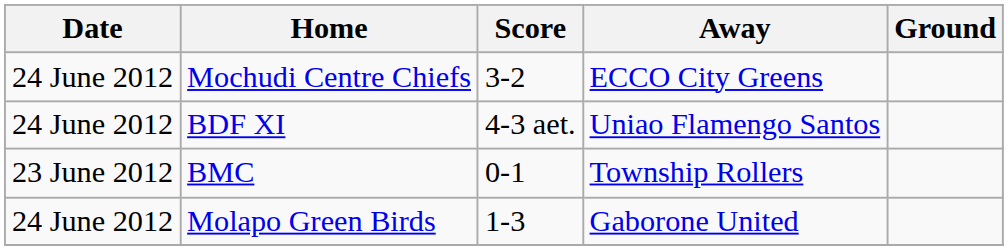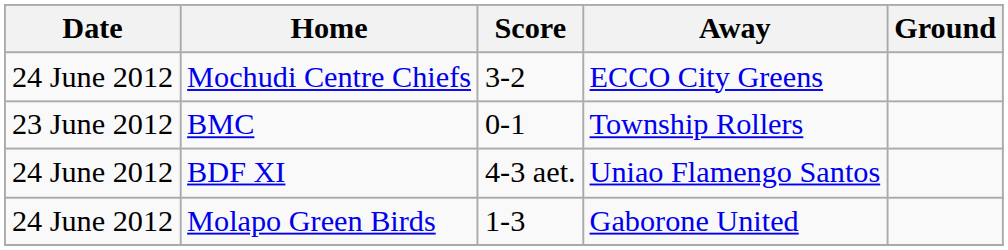rows swapped: (221, 172) <-> (236, 124)
